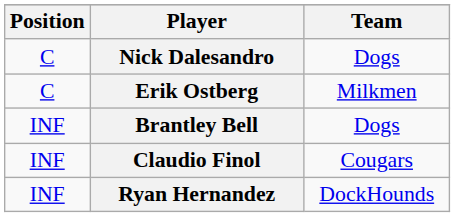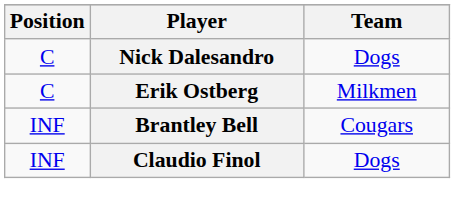(377, 125) Dogs -> (377, 125) Cougars
(377, 159) Cougars -> (377, 159) Dogs
- row: (197, 194)
